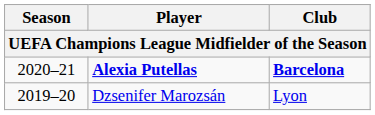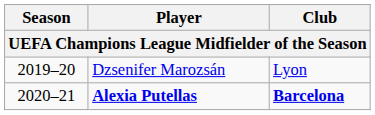rows swapped: (159, 95) <-> (145, 69)
